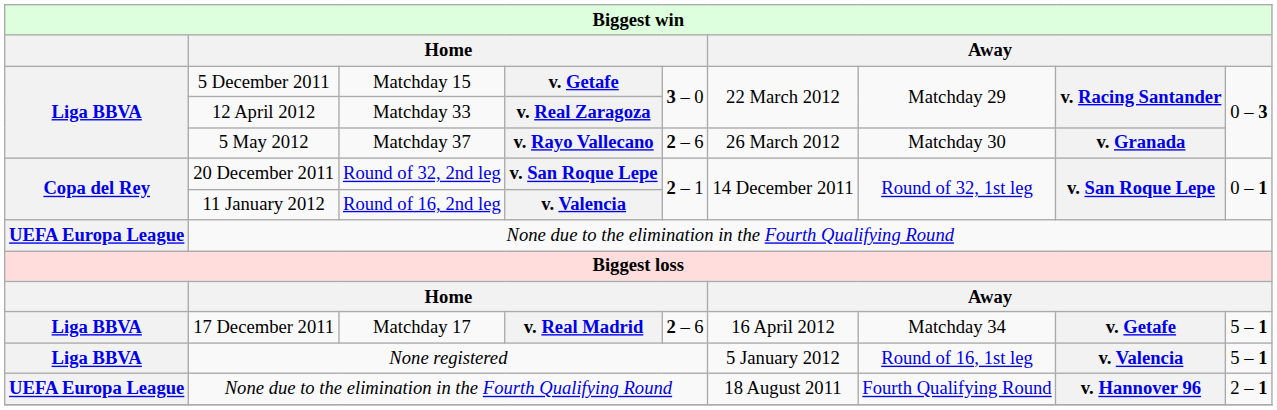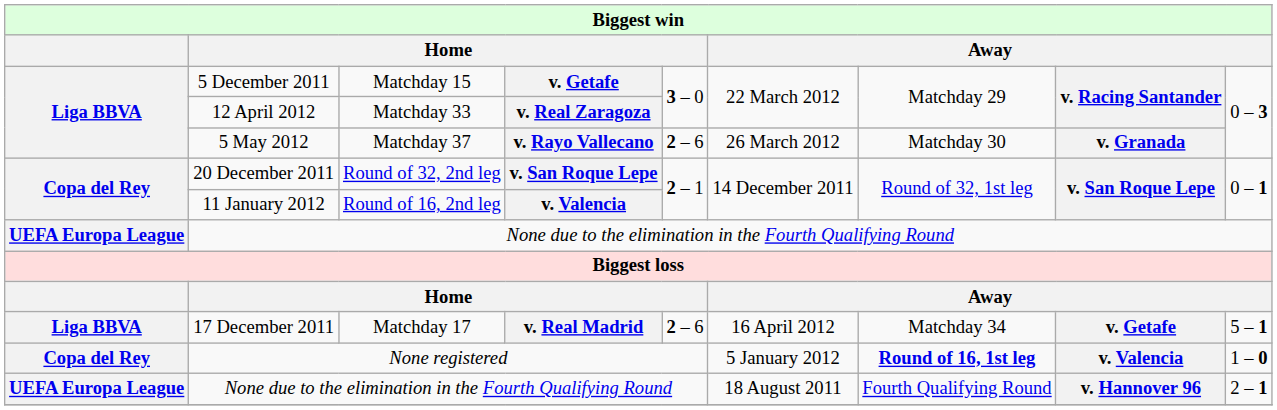(97, 357) Liga BBVA -> (97, 357) Copa del Rey
(957, 357) normal -> (957, 357) bold
(1249, 357) 5 – 1 -> (1249, 357) 1 – 0
